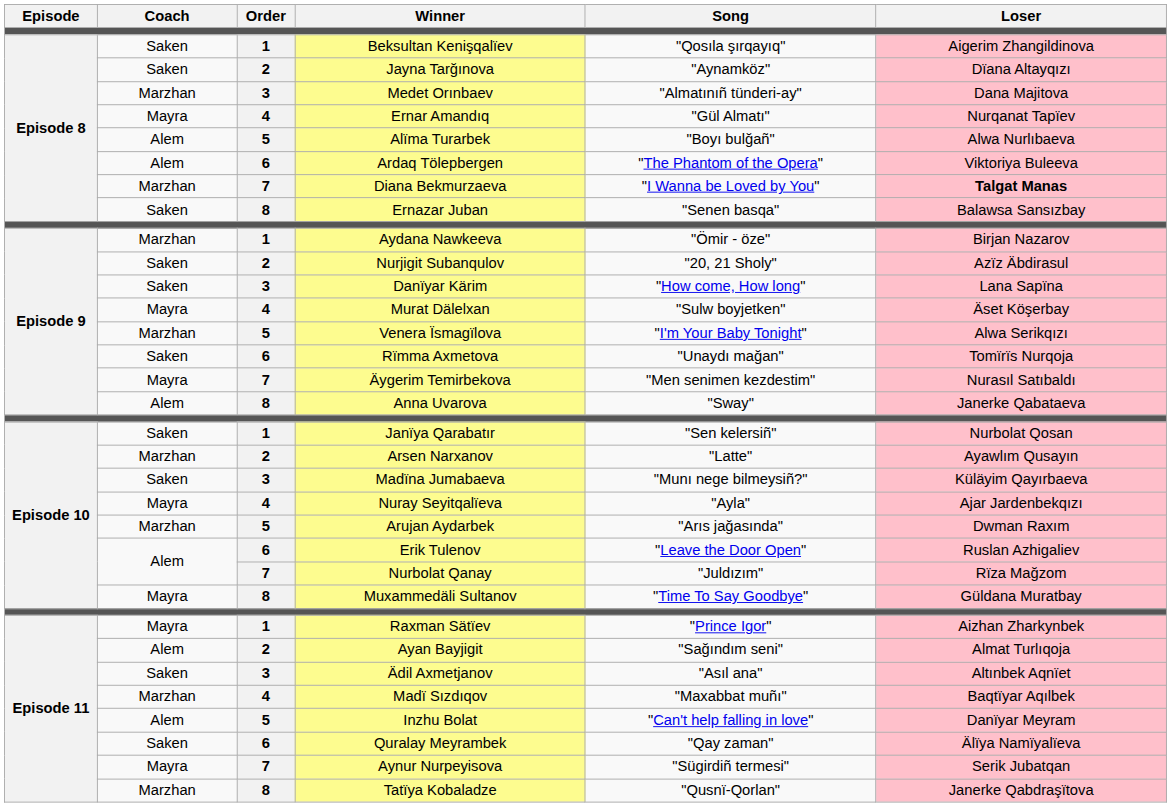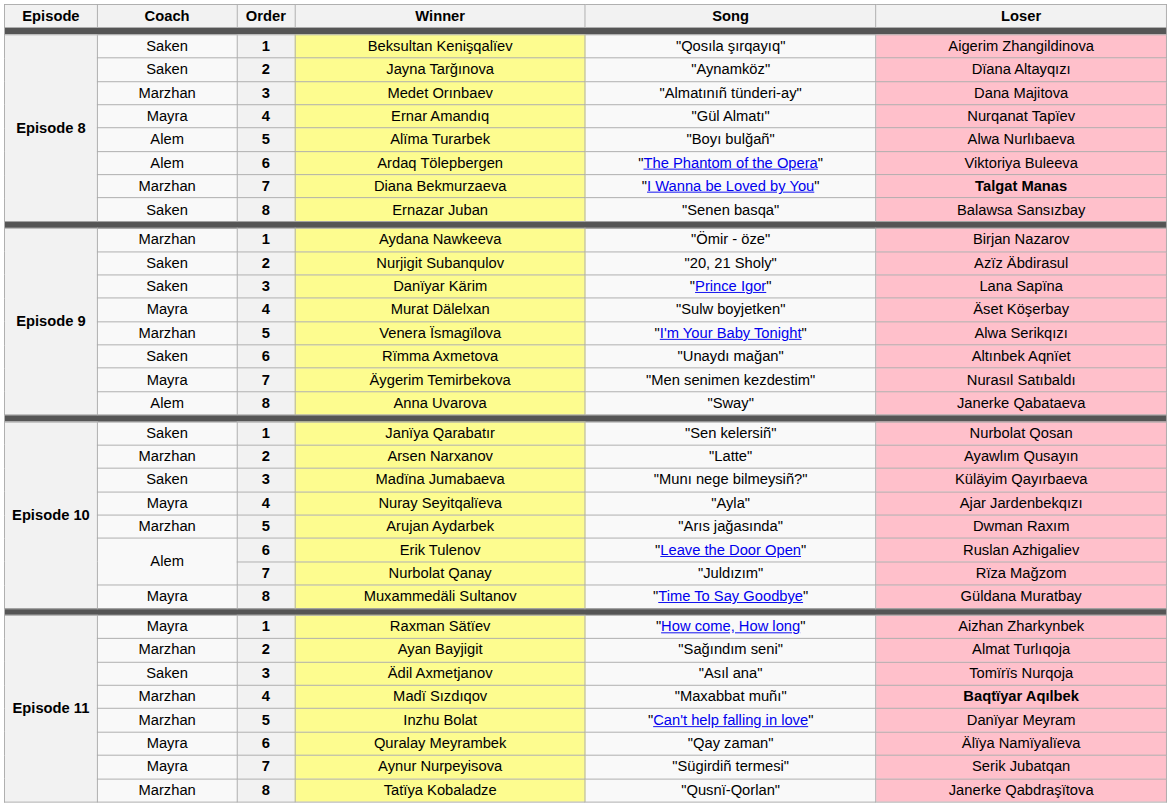(731, 286) "How come, How long" -> (731, 286) "Prince Igor"
(1021, 356) Tomïrïs Nurqoja -> (1021, 356) Altınbek Aqnïet
(731, 626) "Prince Igor" -> (731, 626) "How come, How long"
(167, 650) Alem -> (167, 650) Marzhan
(1021, 673) Altınbek Aqnïet -> (1021, 673) Tomïrïs Nurqoja
(1021, 696) normal -> (1021, 696) bold
(167, 720) Alem -> (167, 720) Marzhan
(167, 743) Saken -> (167, 743) Mayra
